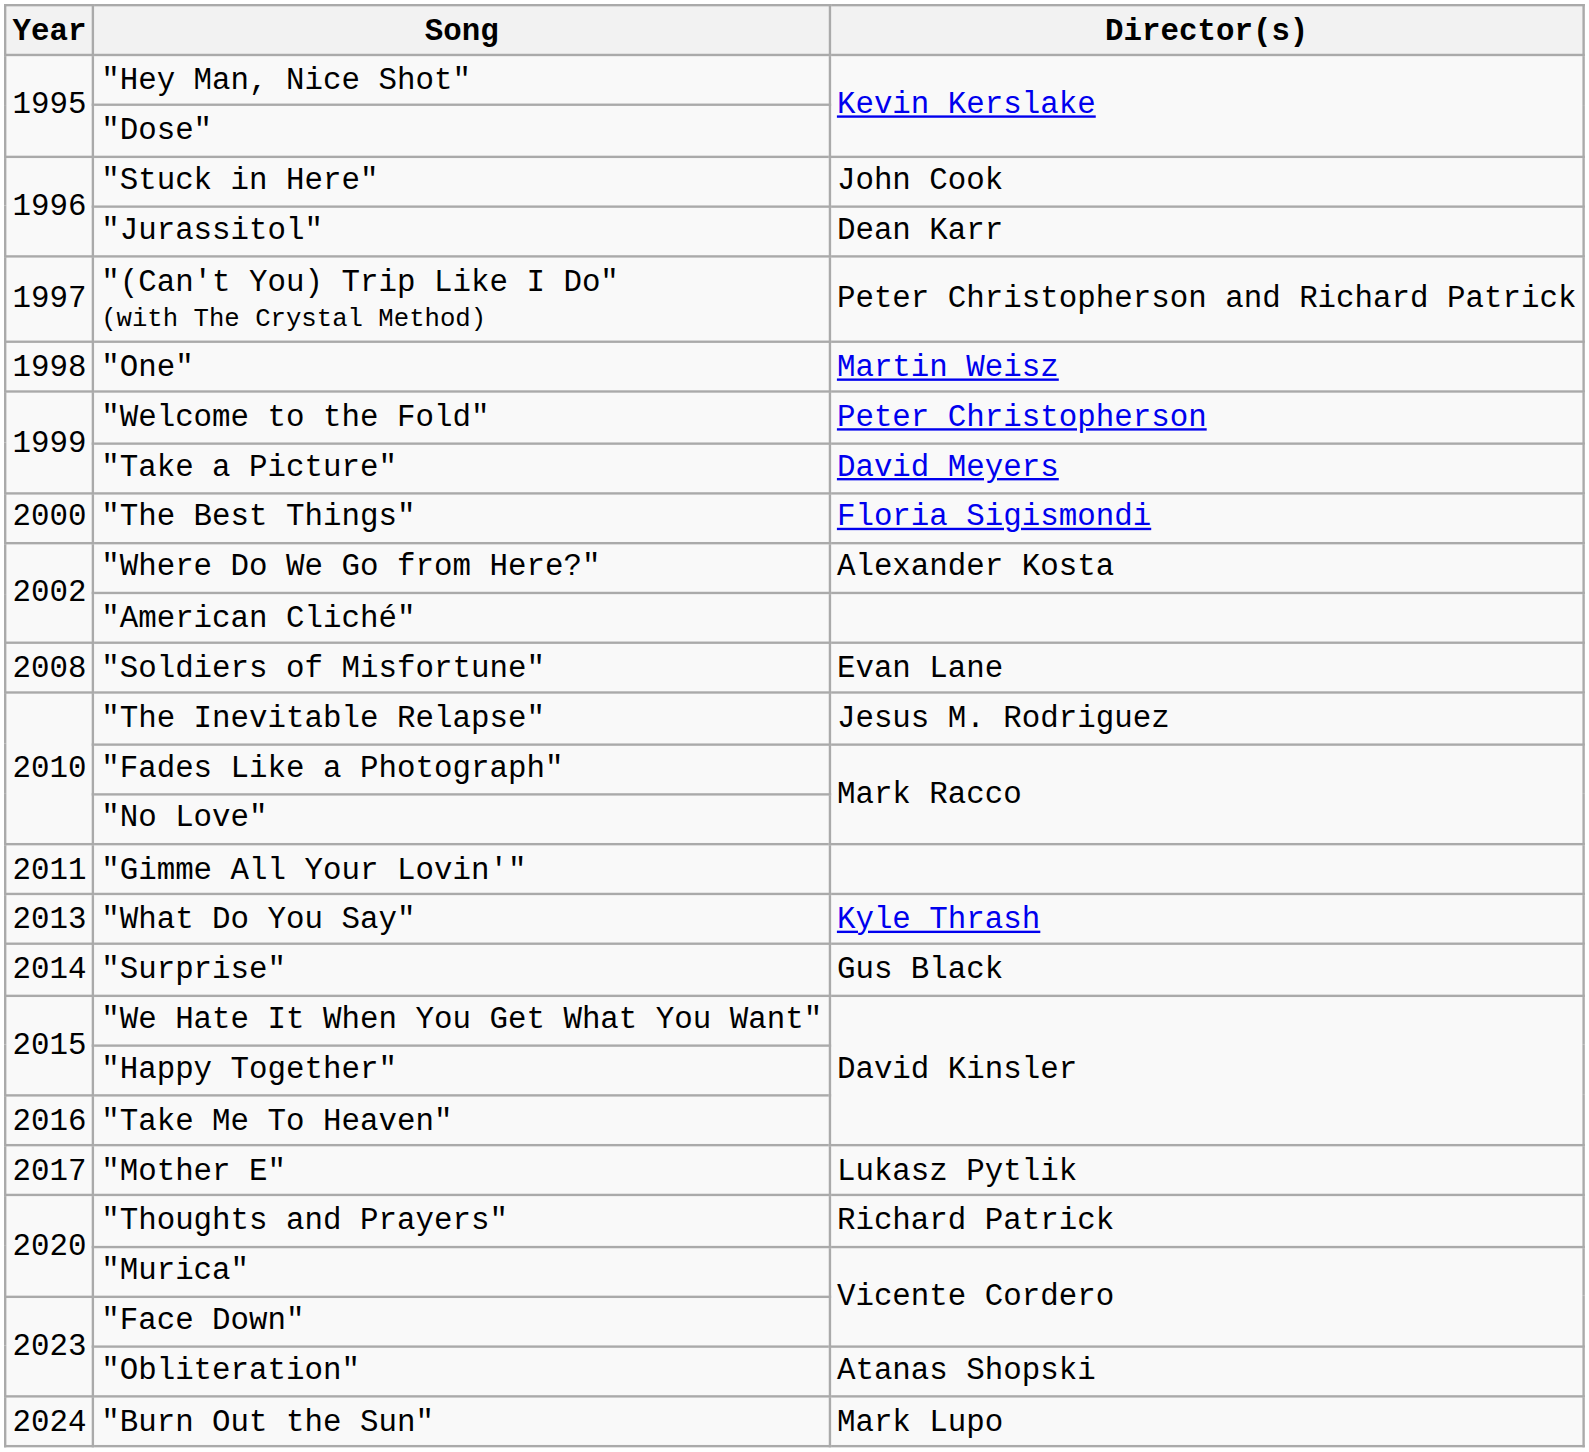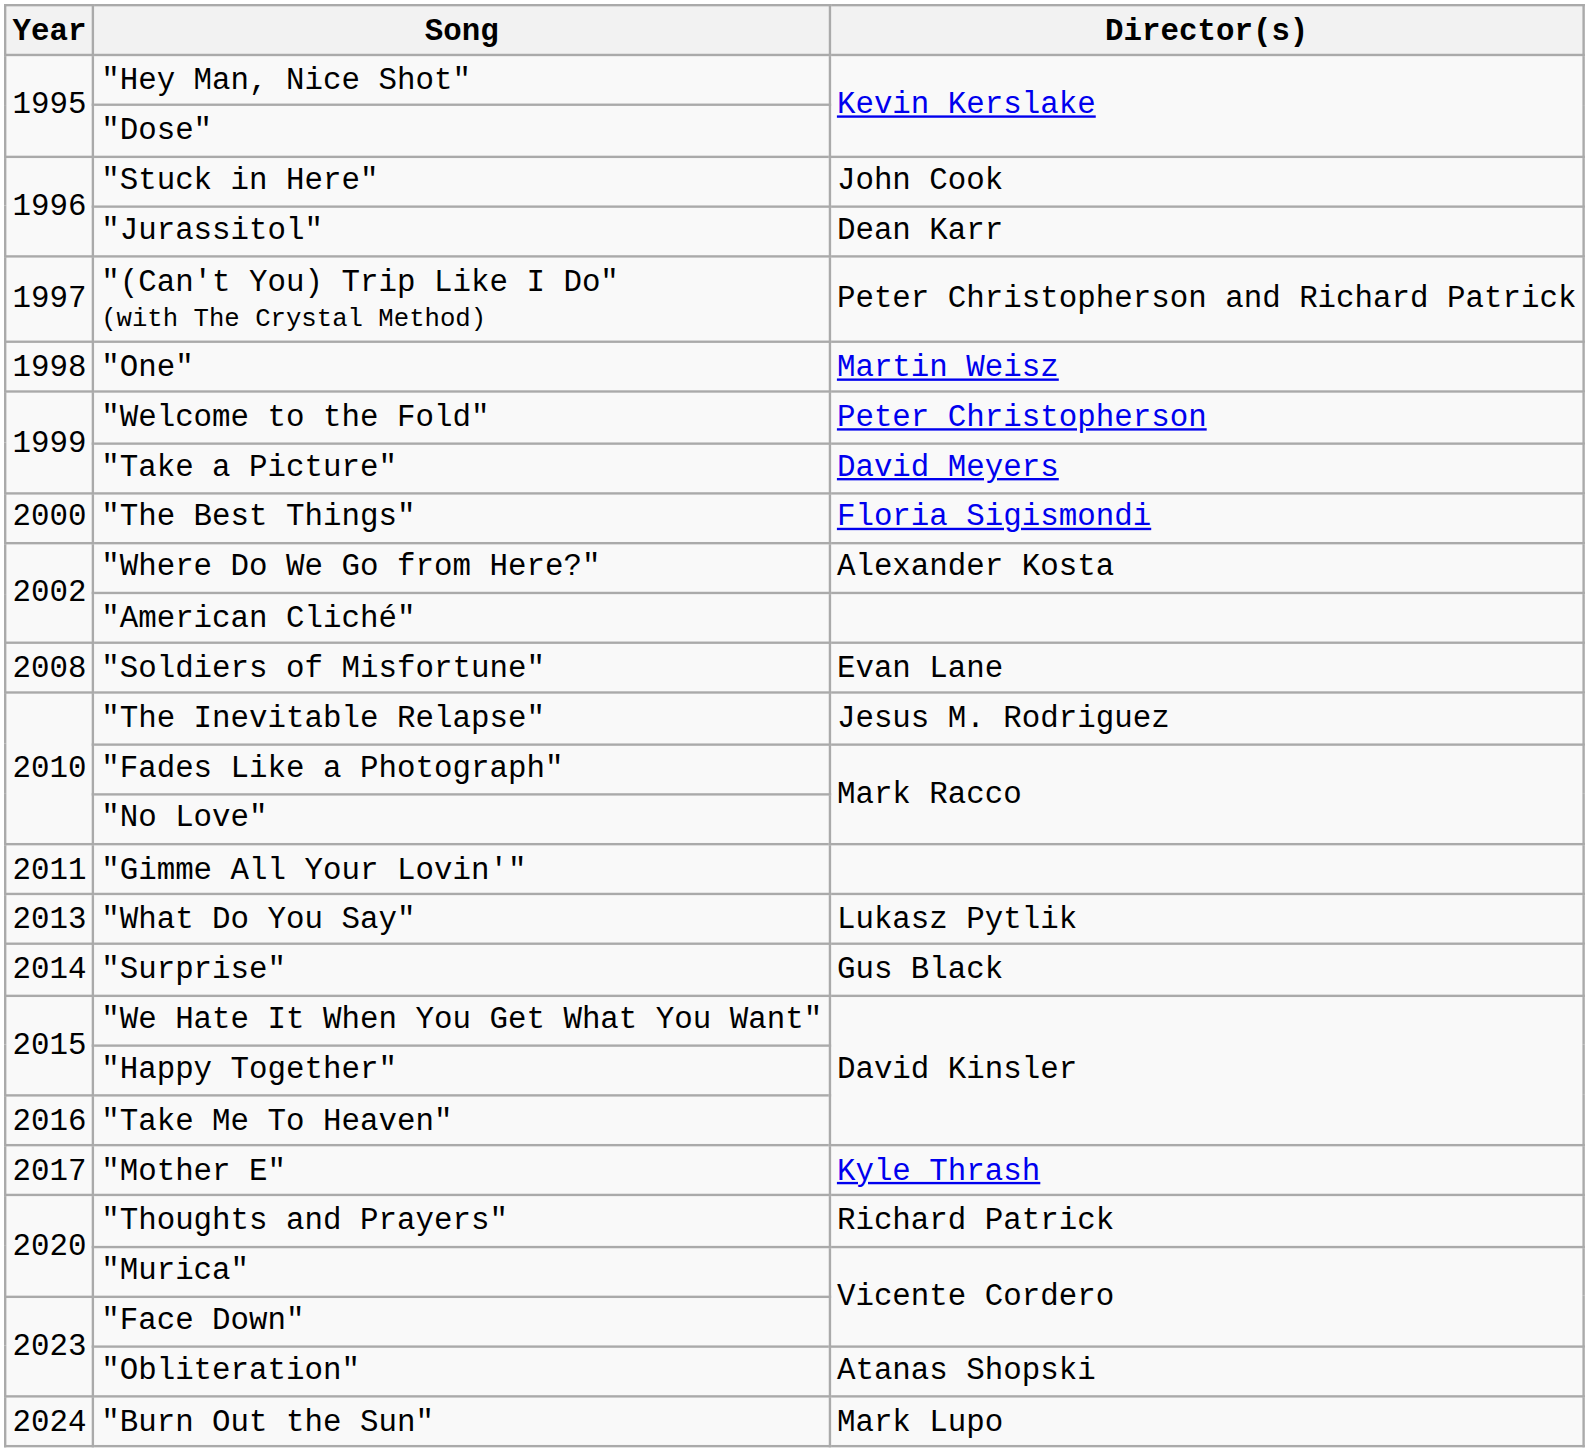(939, 919) Kyle Thrash -> (957, 919) Lukasz Pytlik
(957, 1171) Lukasz Pytlik -> (939, 1171) Kyle Thrash
